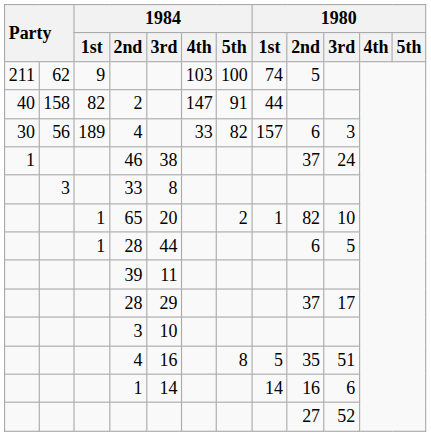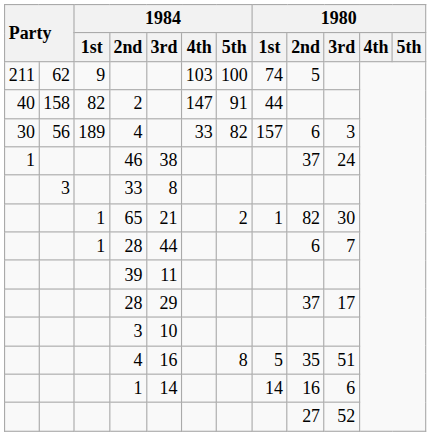(169, 217) 20 -> (169, 217) 21
(346, 217) 10 -> (346, 217) 30
(351, 246) 5 -> (351, 246) 7
